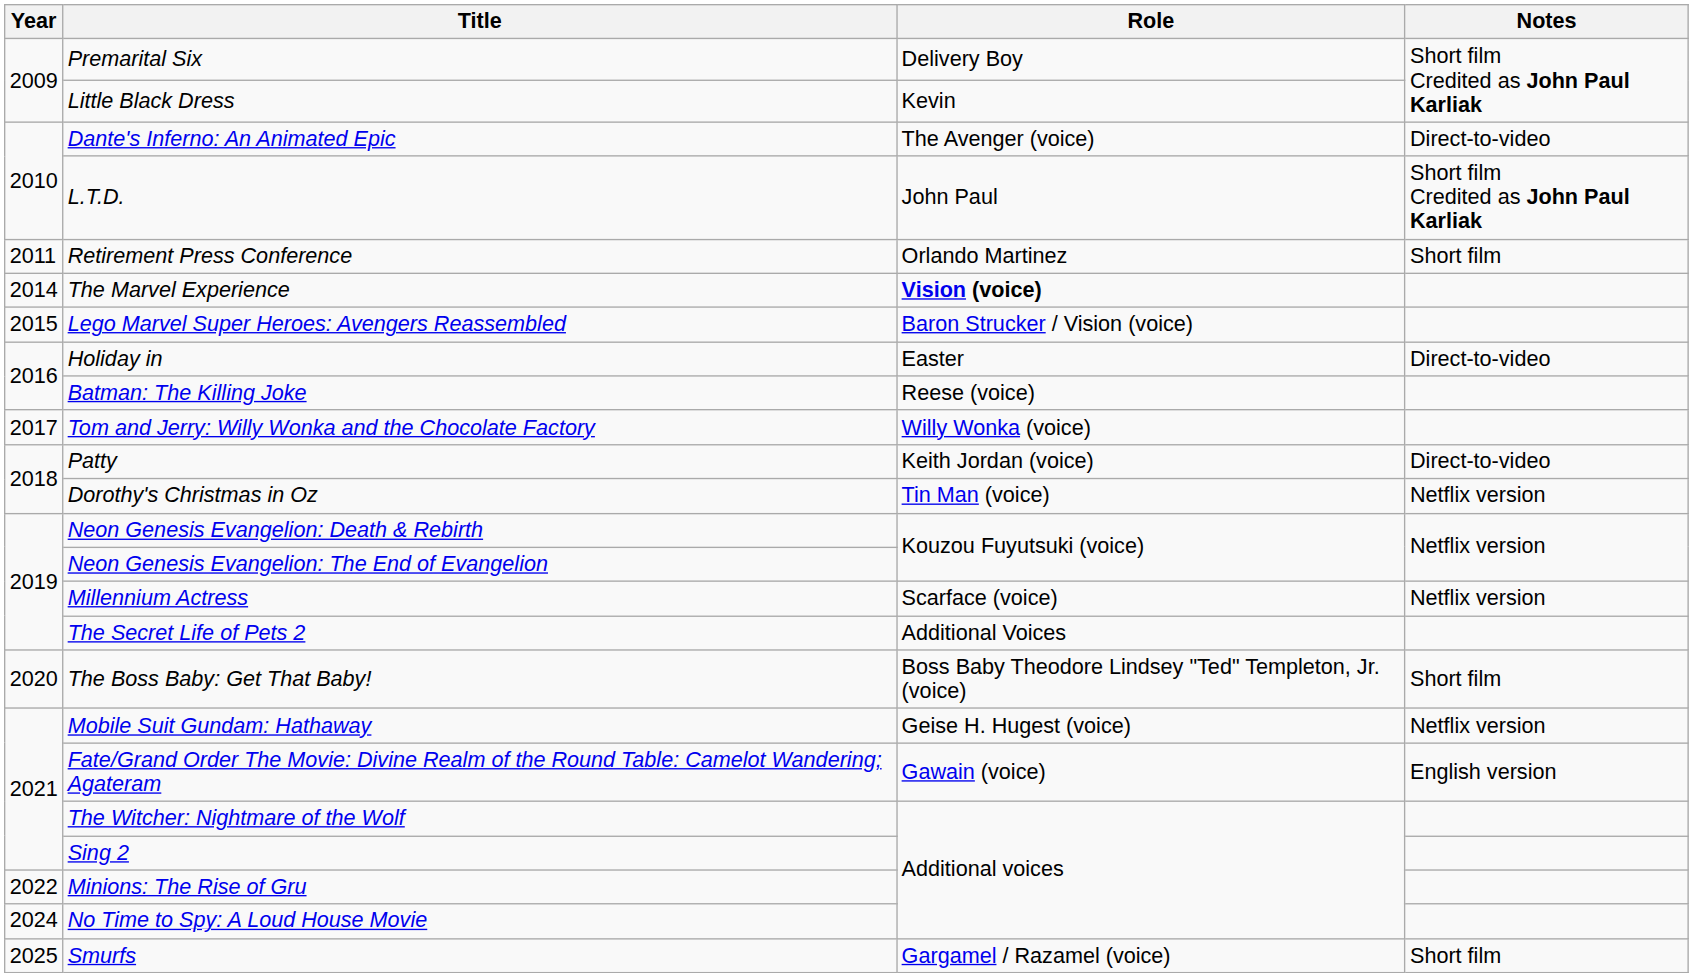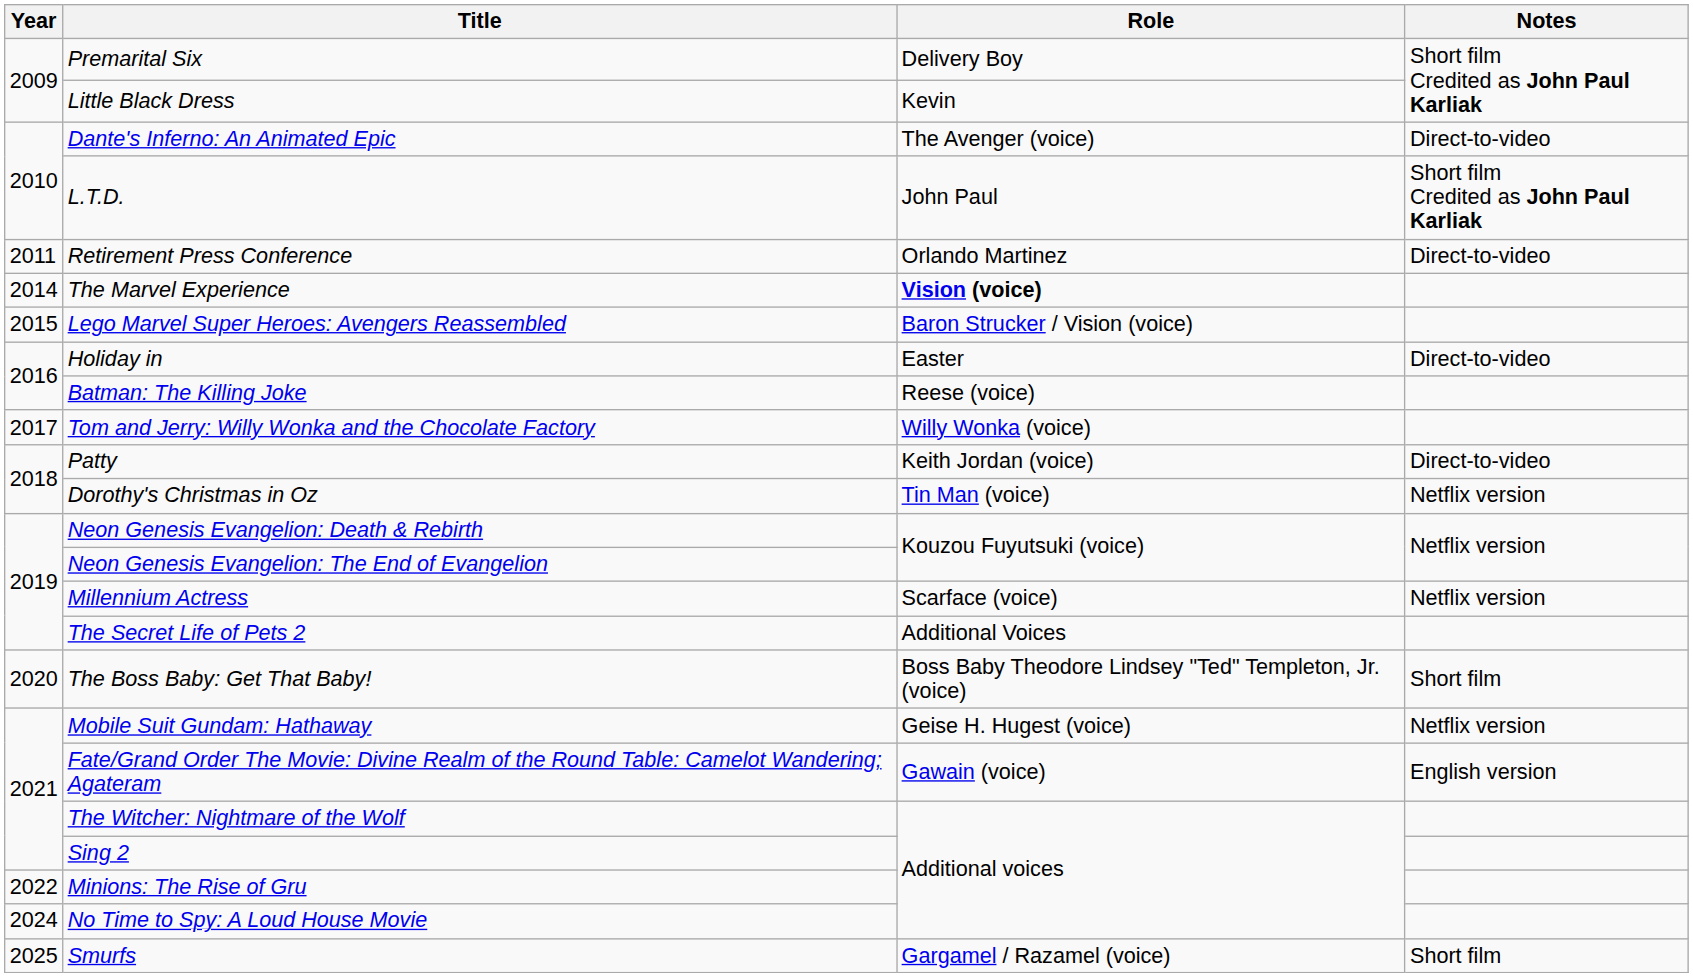(1456, 255) Short film -> (1480, 255) Direct-to-video
